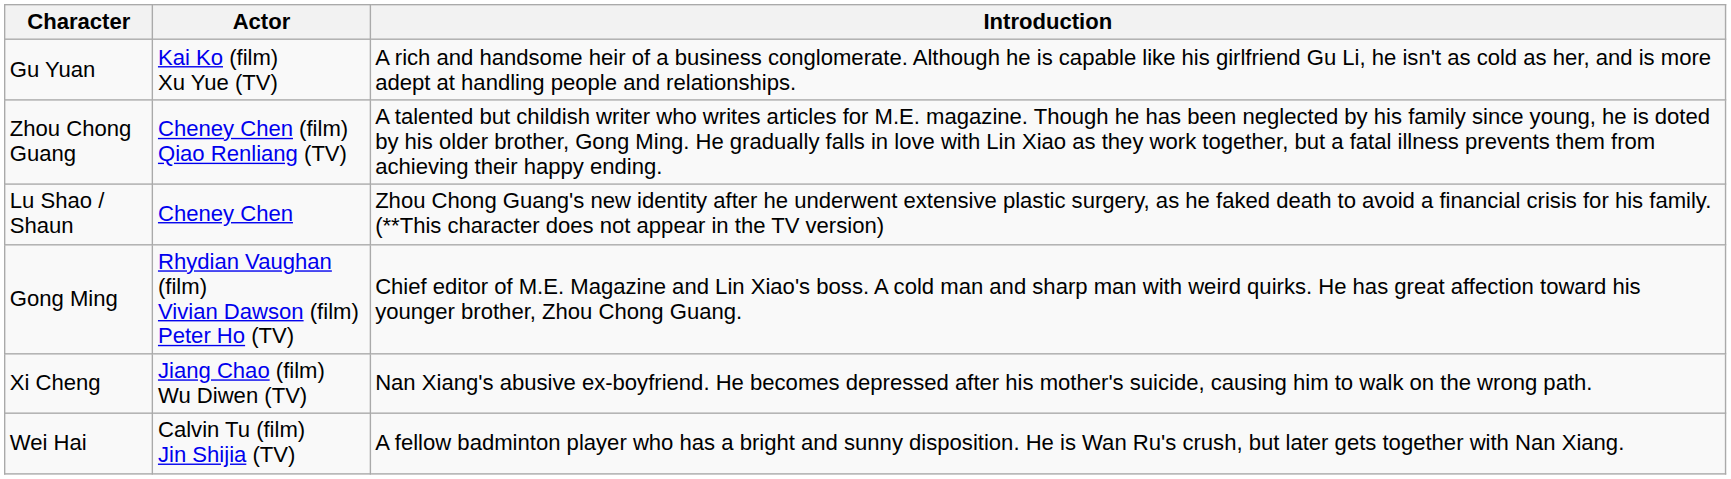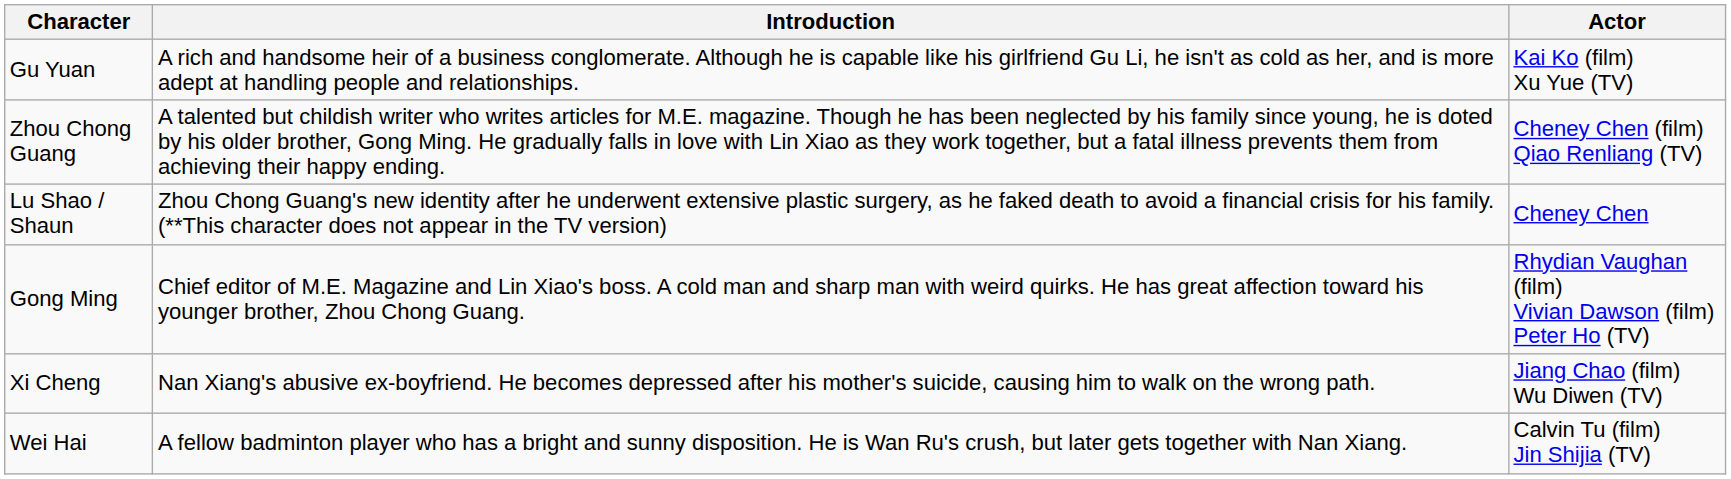columns swapped: (261, 22) <-> (1048, 22)
